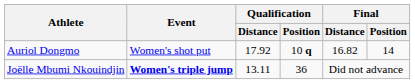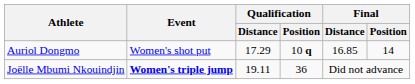(258, 50) 17.92 -> (258, 50) 17.29
(345, 50) 16.82 -> (345, 50) 16.85
(258, 69) 13.11 -> (258, 69) 19.11
